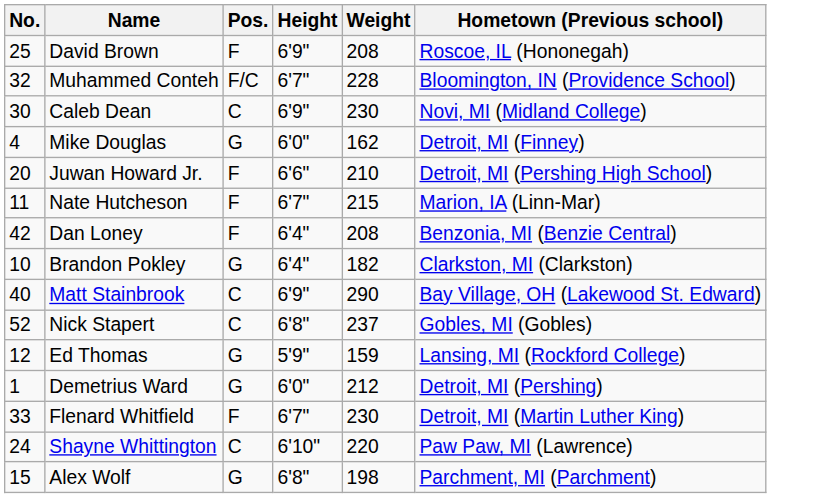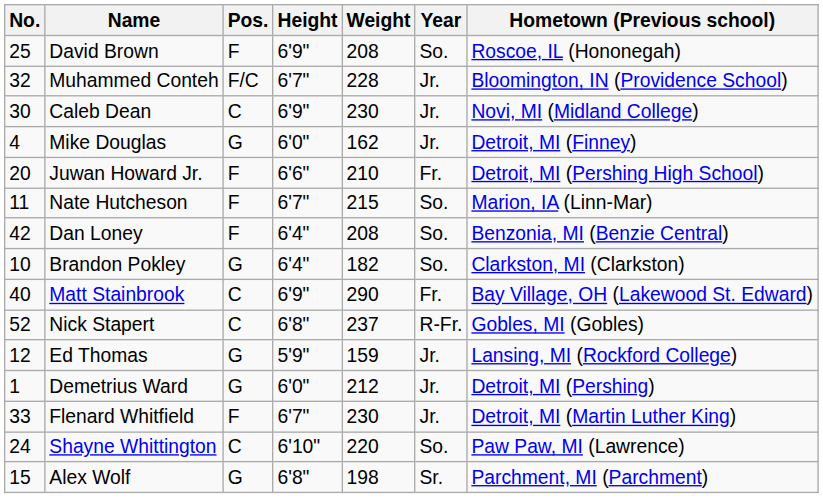+ column: (441, 20)
